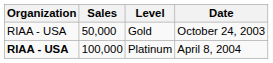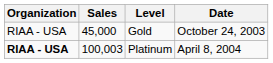(99, 31) 50,000 -> (99, 31) 45,000
(102, 49) 100,000 -> (102, 49) 100,003
